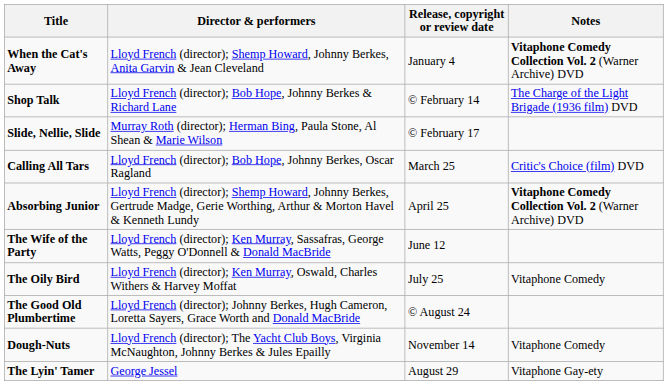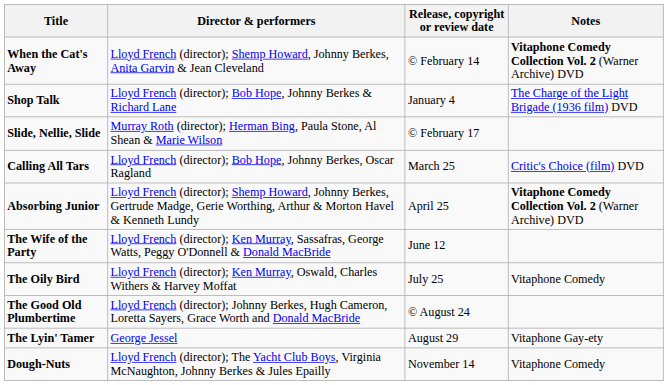(431, 60) January 4 -> (444, 60) © February 14
(444, 100) © February 14 -> (431, 100) January 4
rows swapped: (51, 371) <-> (39, 345)
